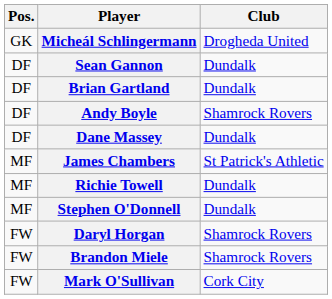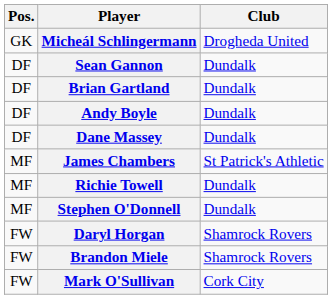(258, 112) Shamrock Rovers -> (230, 112) Dundalk
